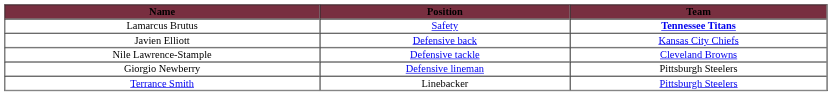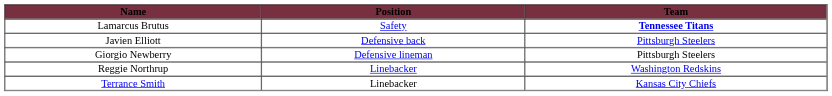(699, 40) Kansas City Chiefs -> (676, 40) Pittsburgh Steelers
- row: (162, 54)
+ row: (133, 69)
(699, 83) Pittsburgh Steelers -> (676, 83) Kansas City Chiefs
